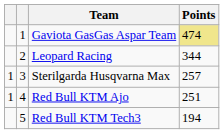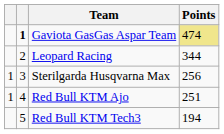(23, 35) normal -> (23, 35) bold
(192, 76) 257 -> (192, 76) 256
